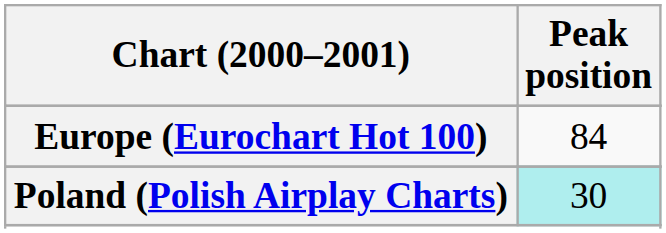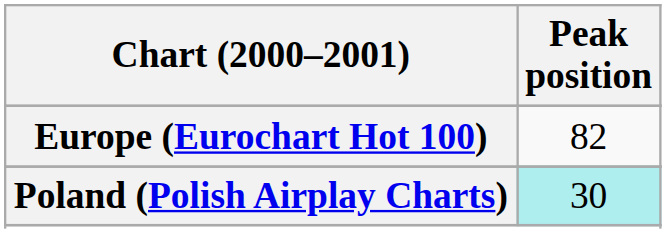(589, 135) 84 -> (589, 135) 82
